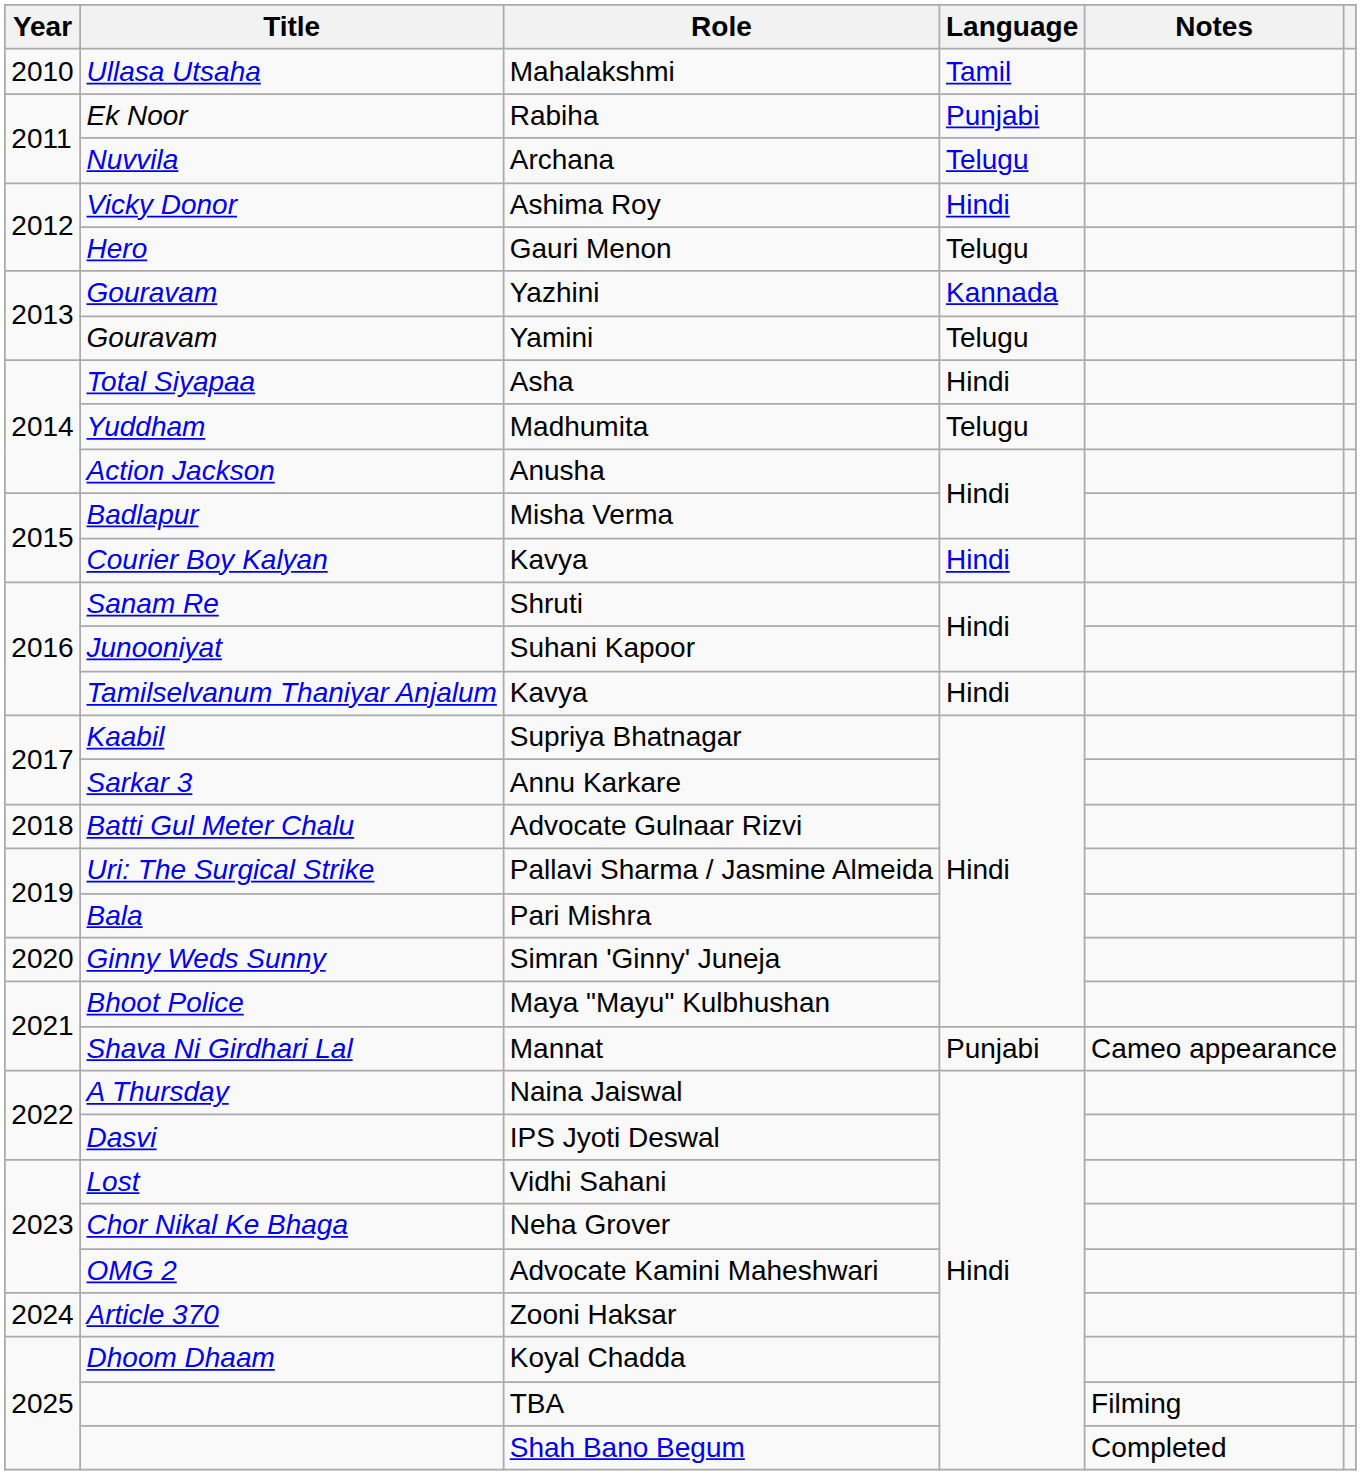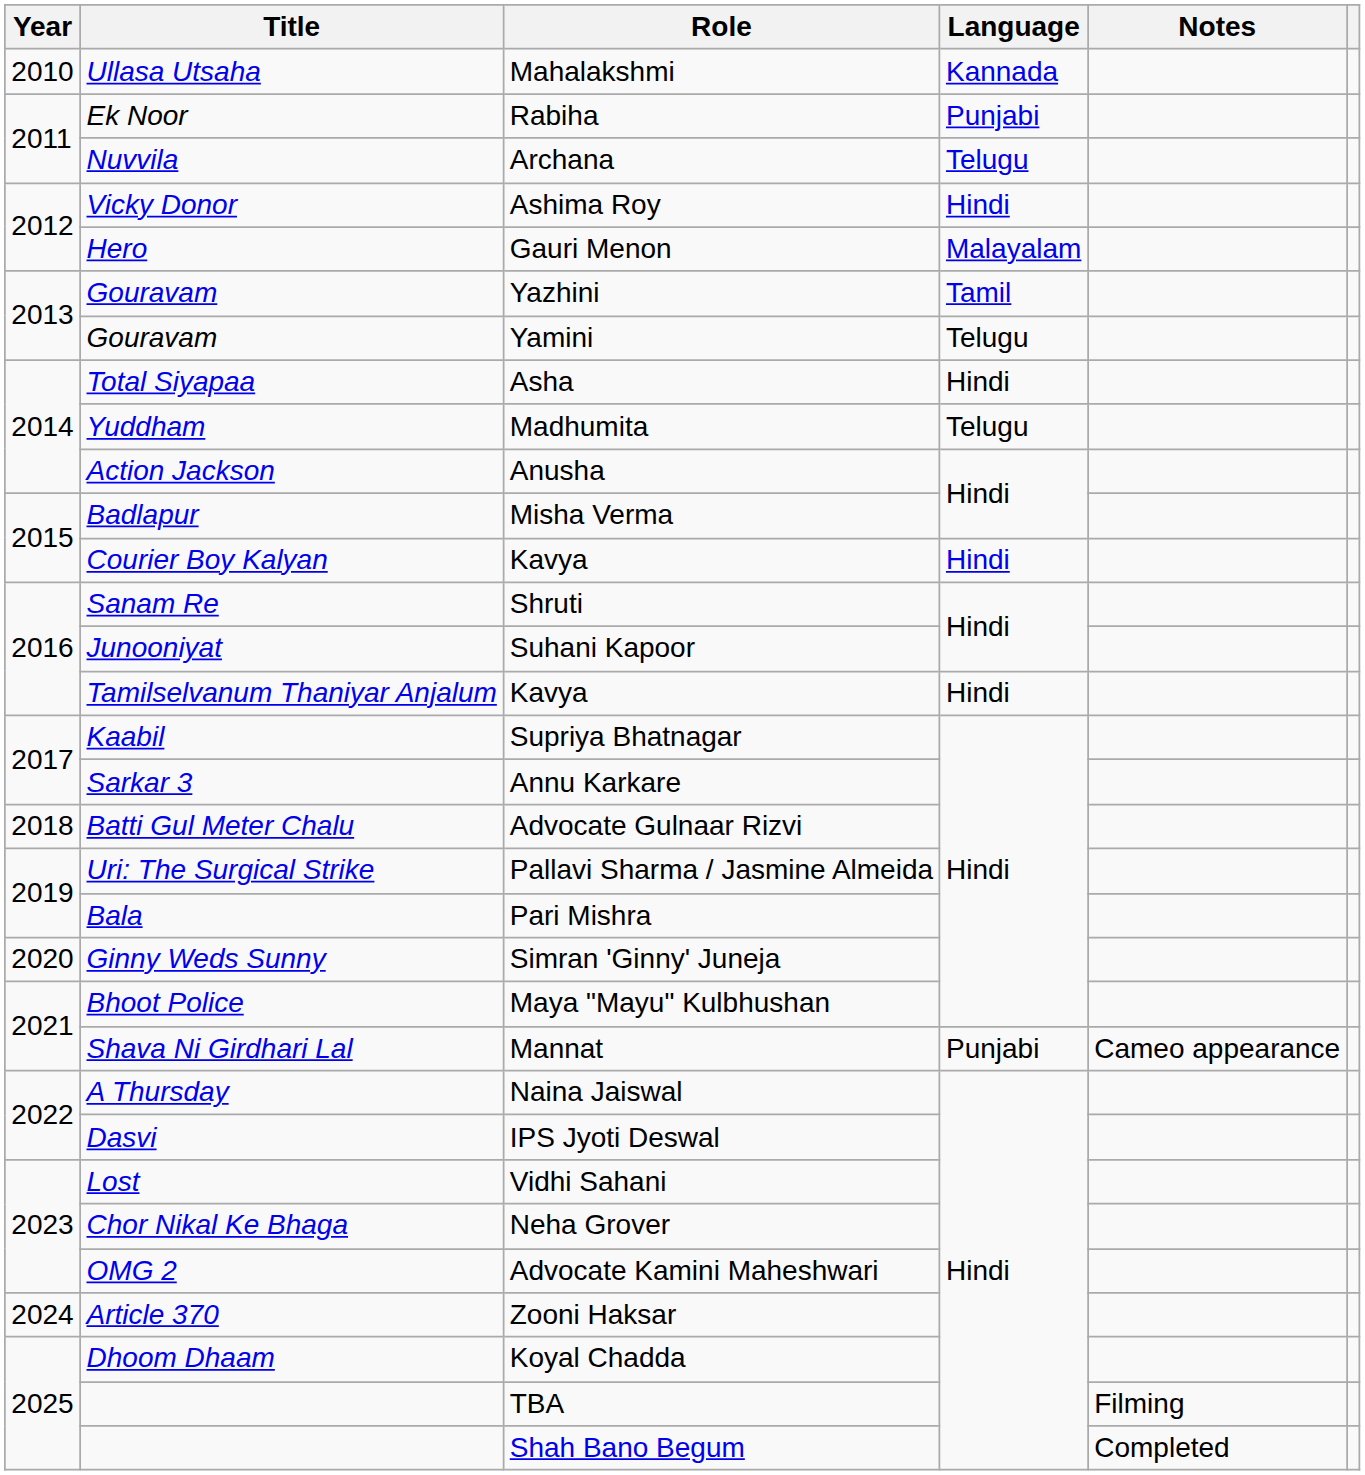(979, 71) Tamil -> (1002, 71) Kannada
(987, 248) Telugu -> (1014, 248) Malayalam
(1002, 293) Kannada -> (979, 293) Tamil
